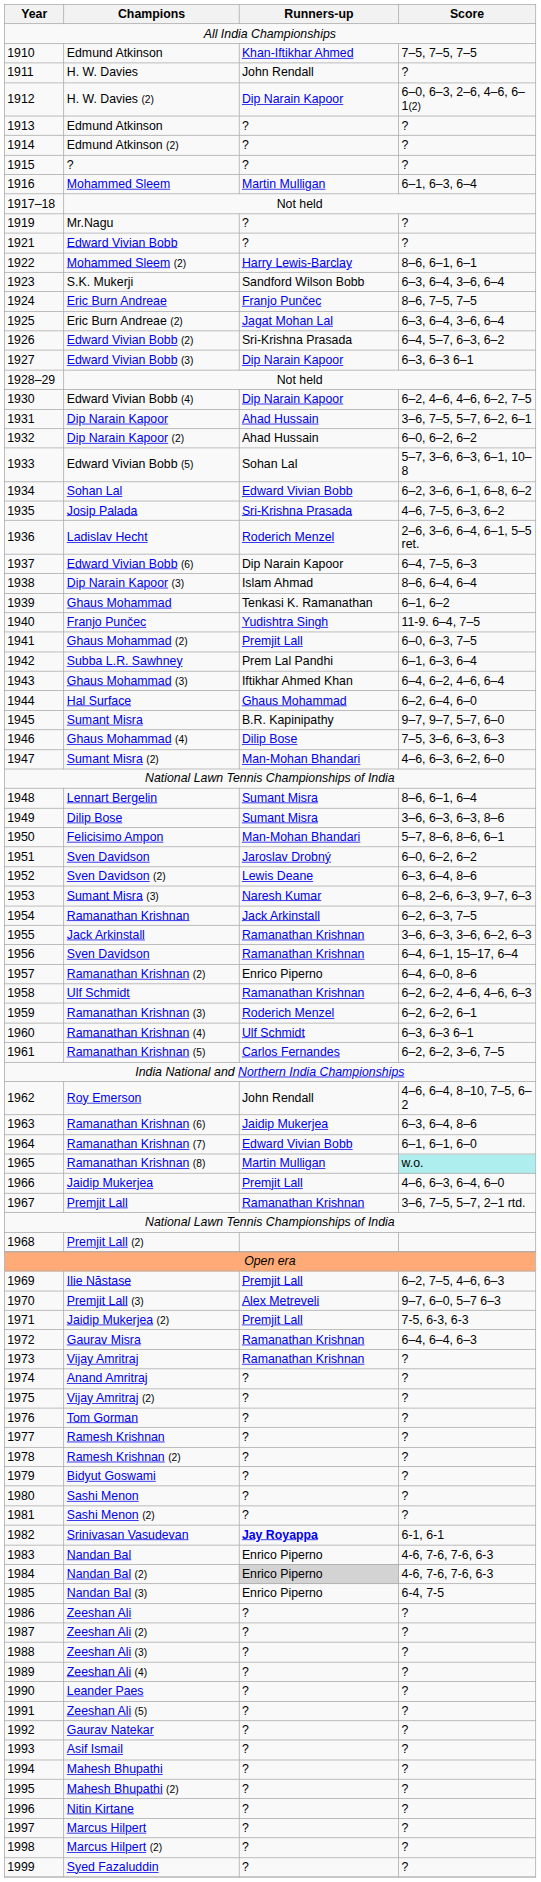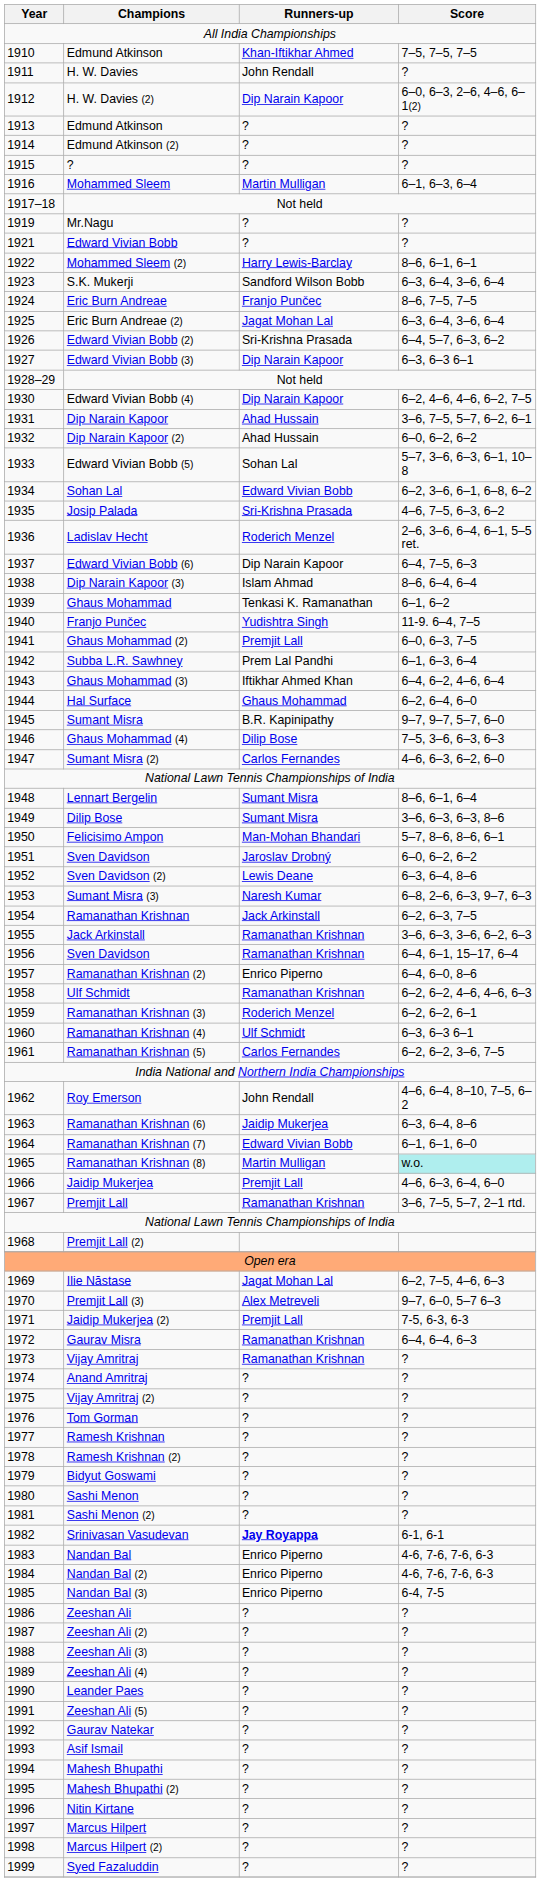(301, 759) Man-Mohan Bhandari -> (291, 759) Carlos Fernandes
(272, 1281) Premjit Lall -> (287, 1281) Jagat Mohan Lal
(282, 1574) lightgrey background -> (282, 1574) no background
